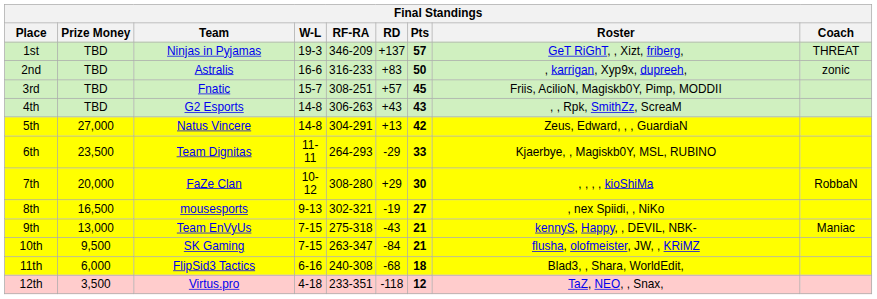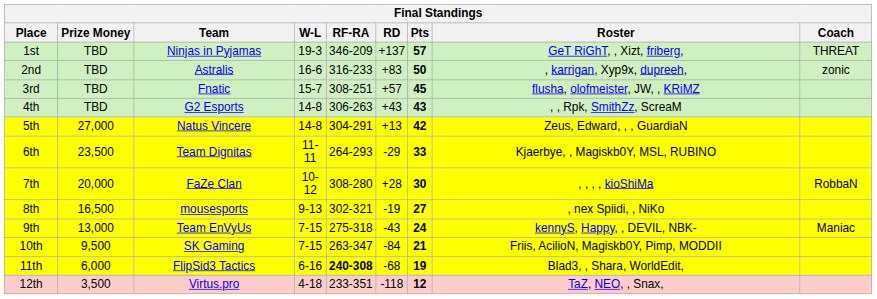(616, 88) Friis, AcilioN, Magiskb0Y, Pimp, MODDII -> (616, 88) flusha, olofmeister, JW, , KRiMZ
(392, 184) +29 -> (392, 184) +28
(420, 228) 21 -> (420, 228) 24
(616, 247) flusha, olofmeister, JW, , KRiMZ -> (616, 247) Friis, AcilioN, Magiskb0Y, Pimp, MODDII
(351, 265) normal -> (351, 265) bold
(420, 265) 18 -> (420, 265) 19
